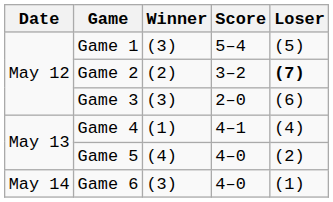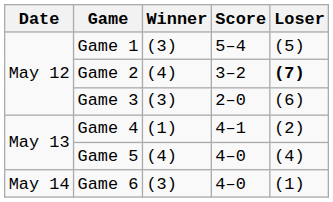(162, 74) (2) -> (162, 74) (4)
(289, 129) (4) -> (289, 129) (2)
(289, 156) (2) -> (289, 156) (4)
